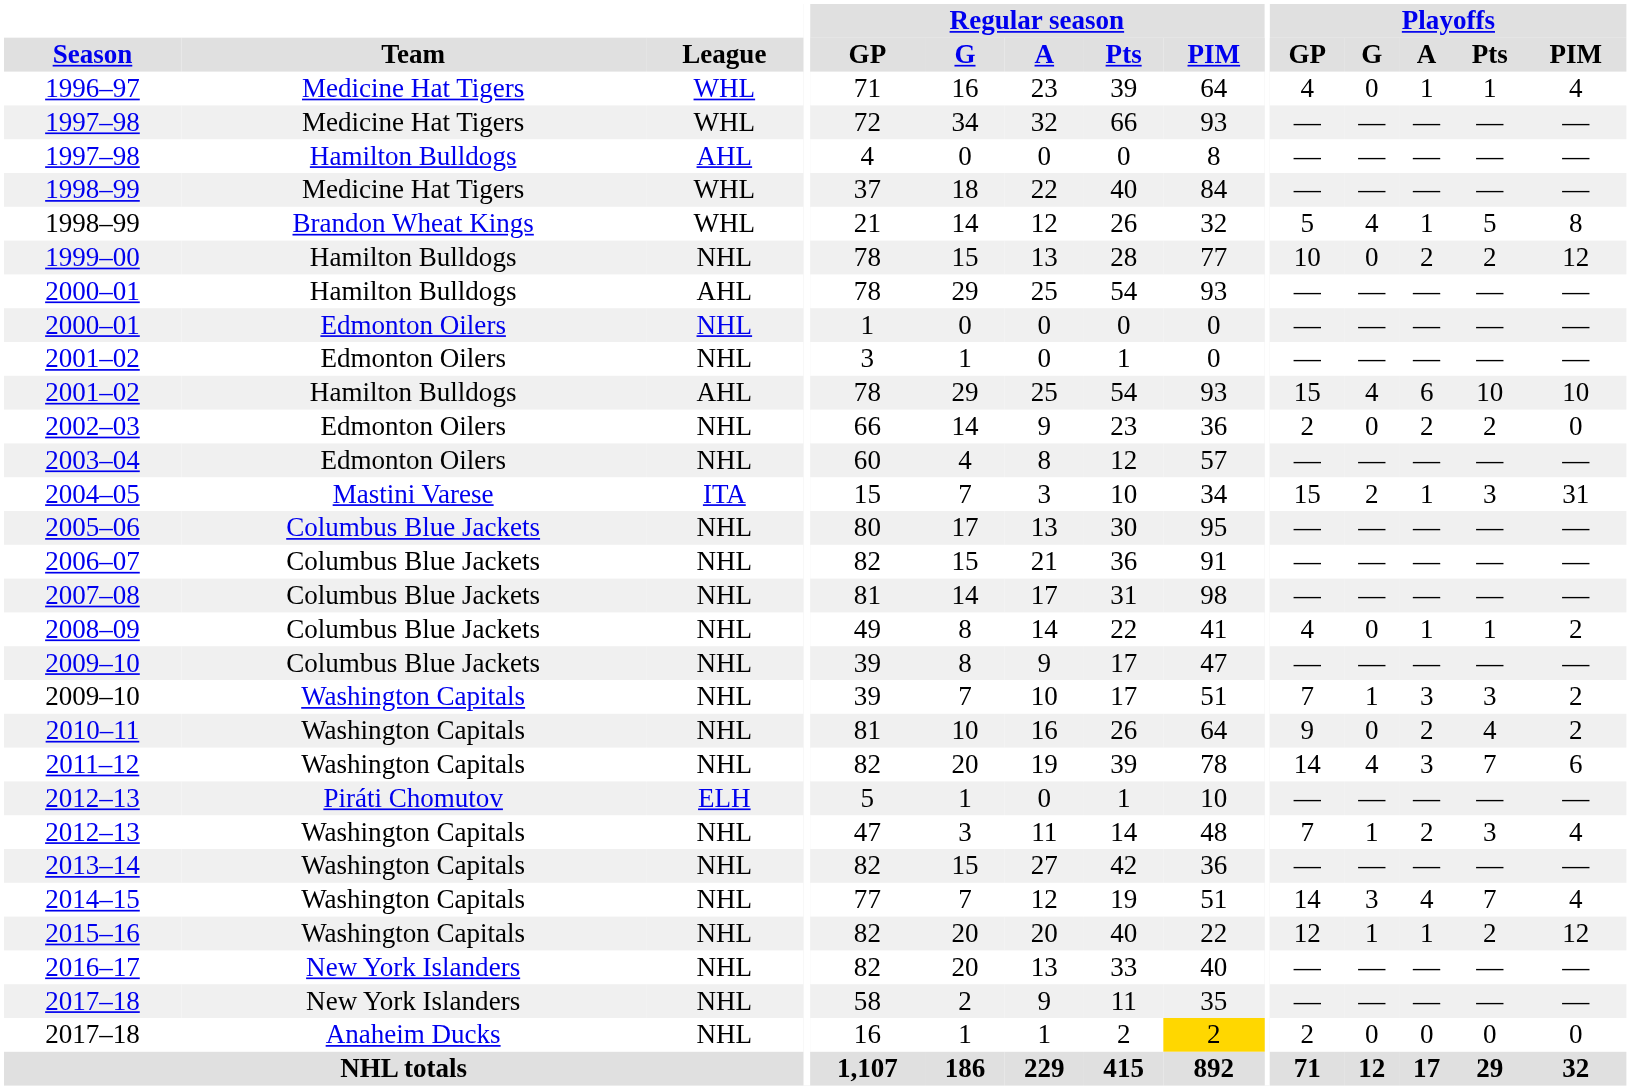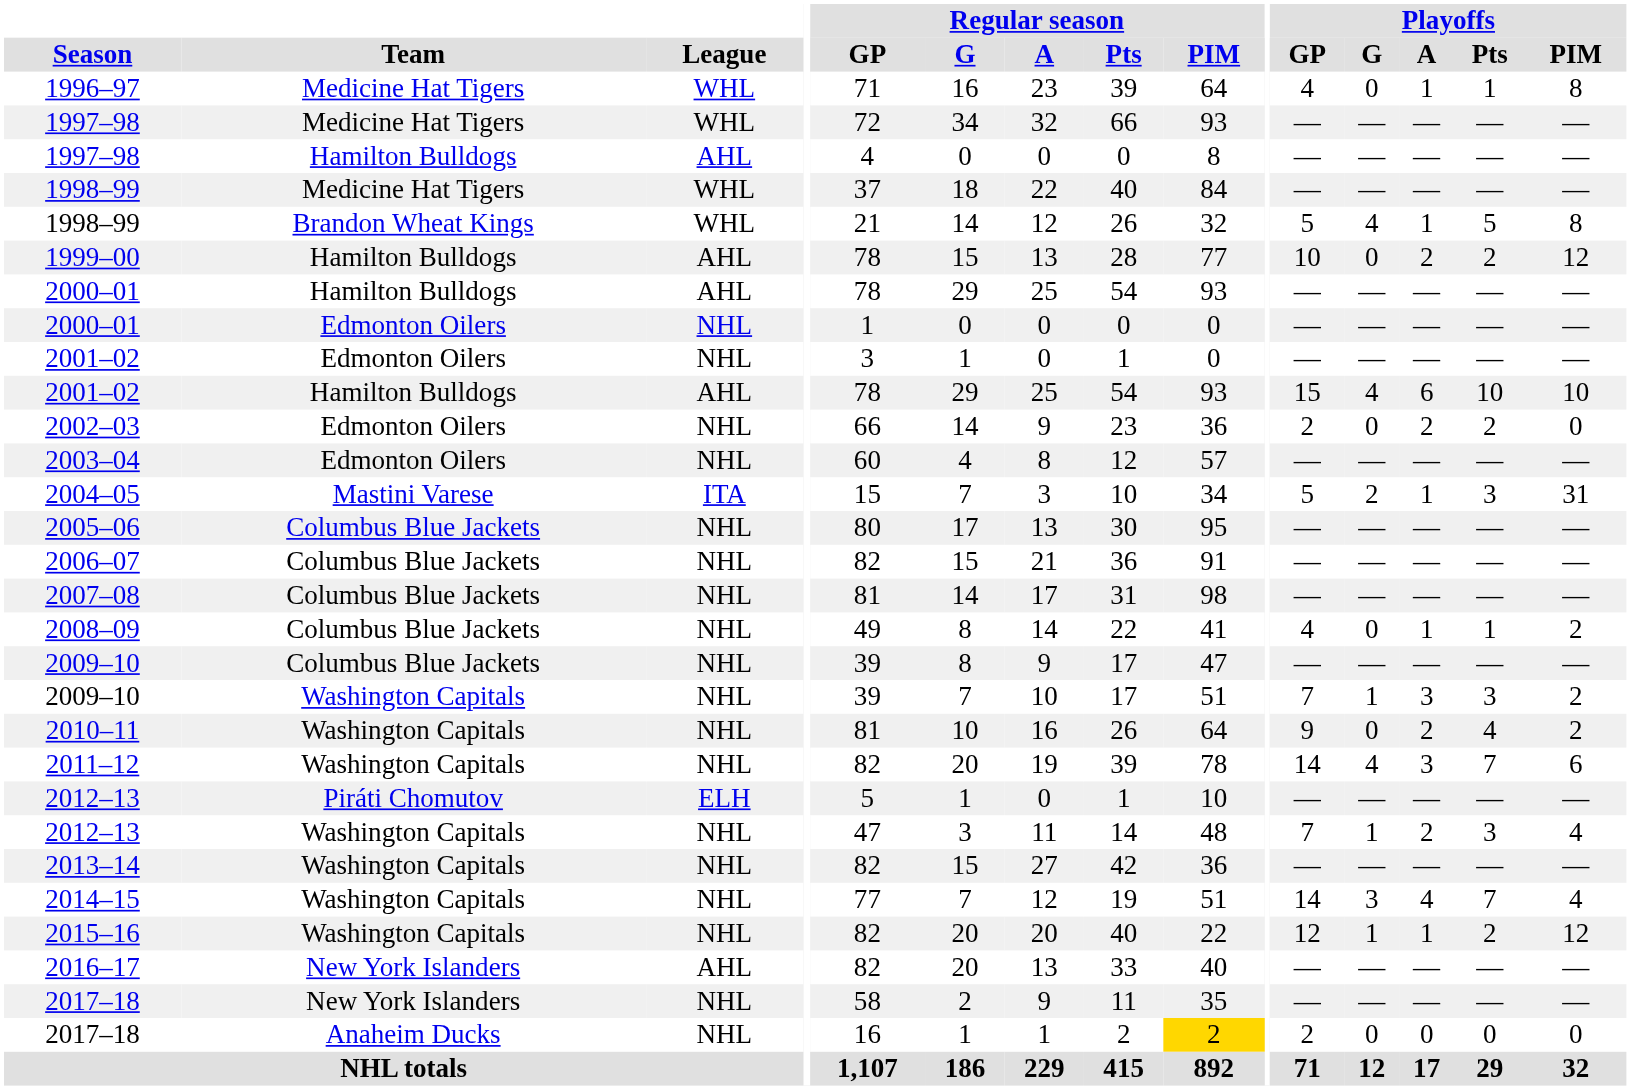(1576, 88) 4 -> (1576, 88) 8
(724, 257) NHL -> (724, 257) AHL
(1307, 493) 15 -> (1307, 493) 5
(724, 966) NHL -> (724, 966) AHL
